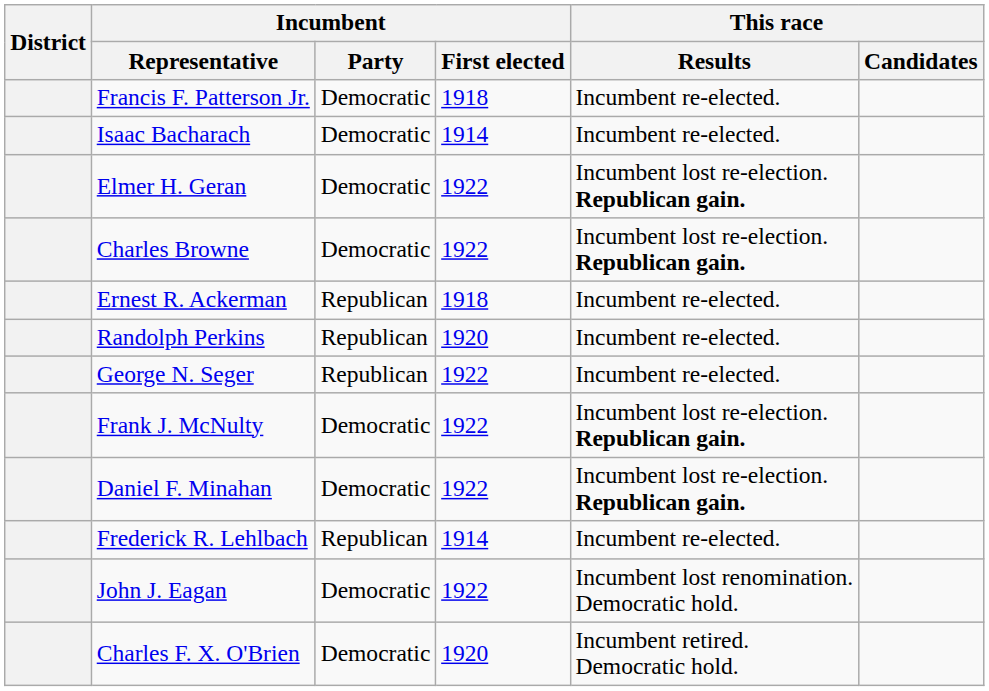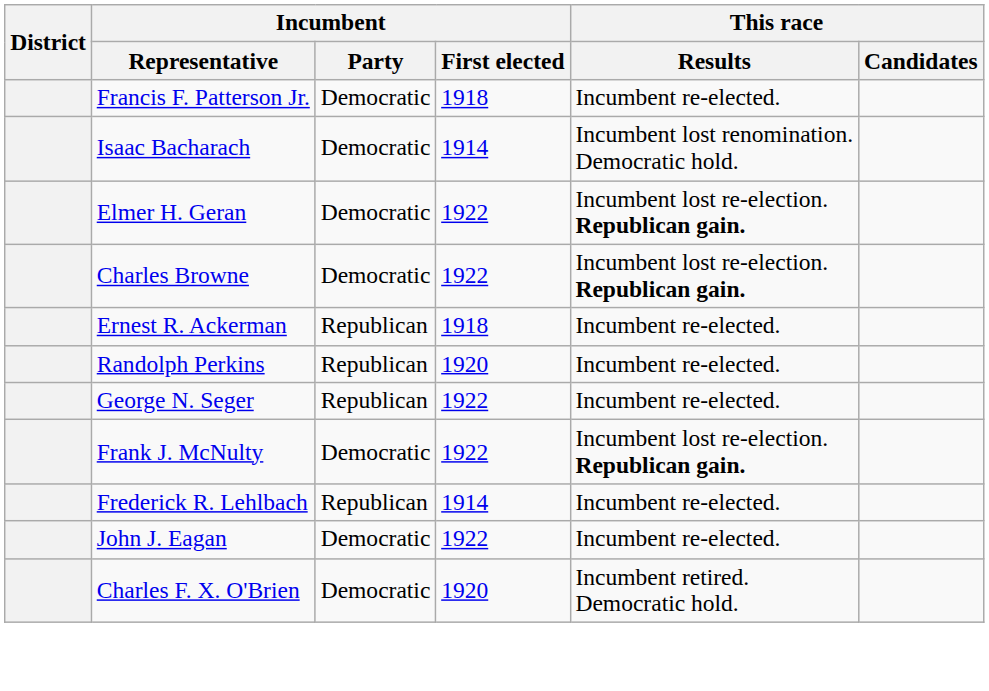(678, 135) Incumbent re-elected. -> (714, 148) Incumbent lost renomination. Democratic hold.
- row: (184, 488)
(714, 589) Incumbent lost renomination. Democratic hold. -> (678, 539) Incumbent re-elected.
